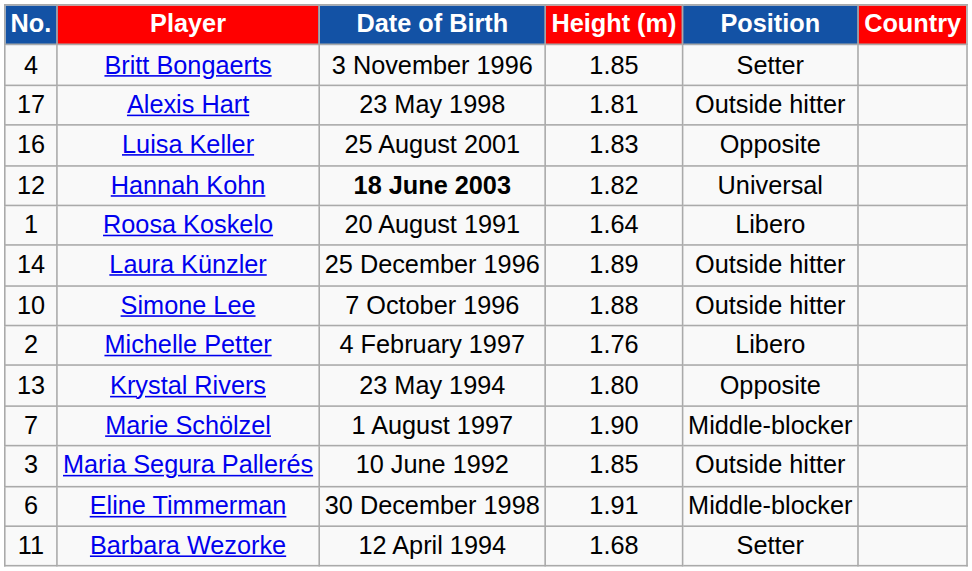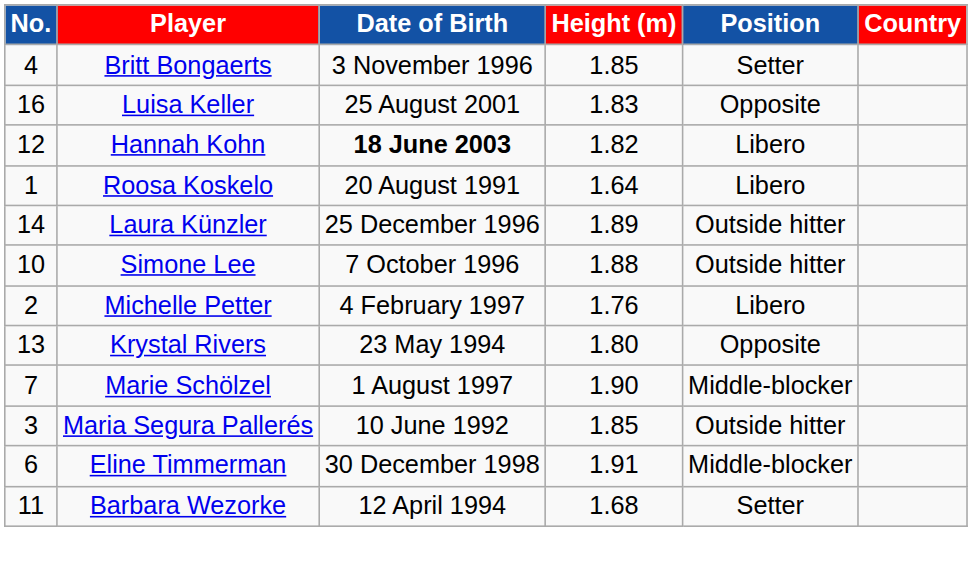- row: (188, 104)
(770, 184) Universal -> (770, 144) Libero
